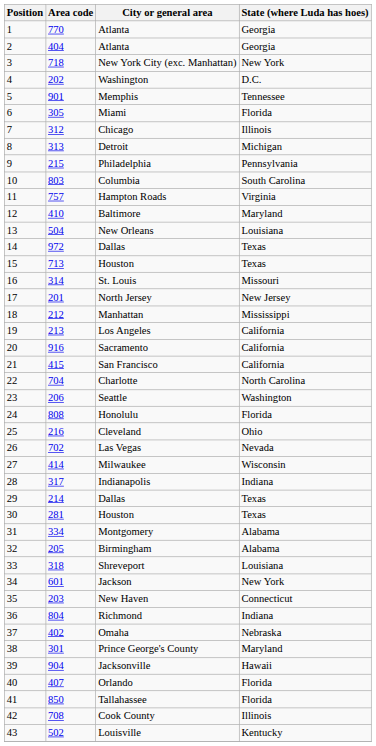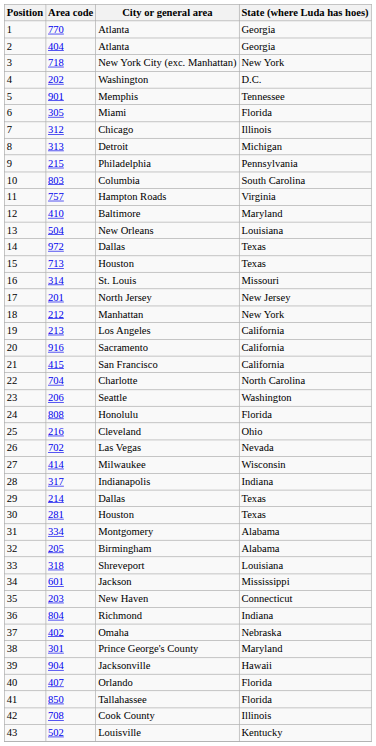(266, 314) Mississippi -> (263, 314) New York
(263, 582) New York -> (266, 582) Mississippi
